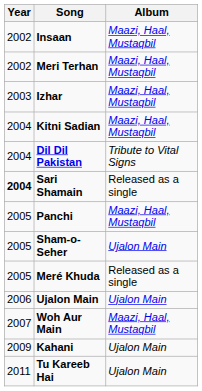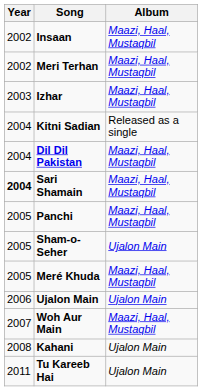(139, 126) Maazi, Haal, Mustaqbil -> (144, 126) Released as a single
(143, 156) Tribute to Vital Signs -> (139, 156) Maazi, Haal, Mustaqbil
(144, 186) Released as a single -> (139, 186) Maazi, Haal, Mustaqbil
(144, 276) Released as a single -> (139, 276) Maazi, Haal, Mustaqbil
(19, 347) 2009 -> (19, 347) 2008
